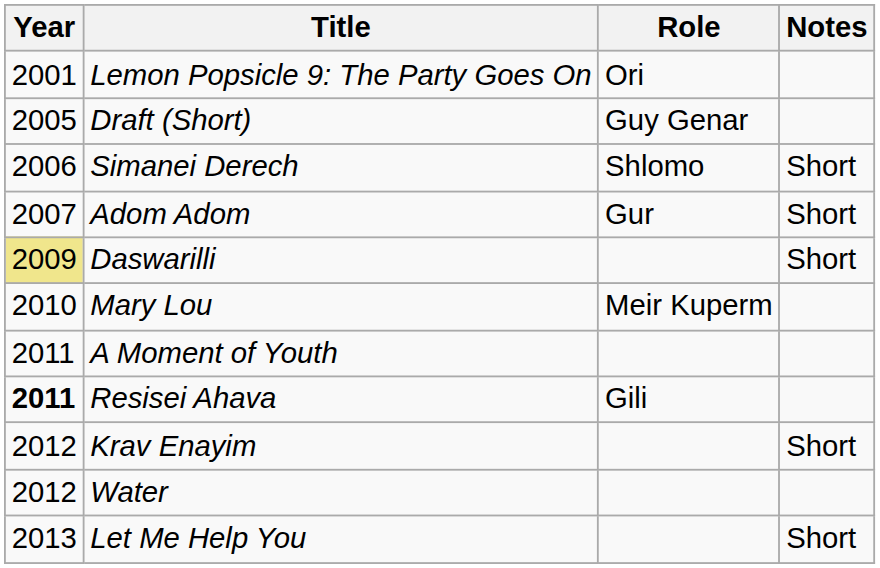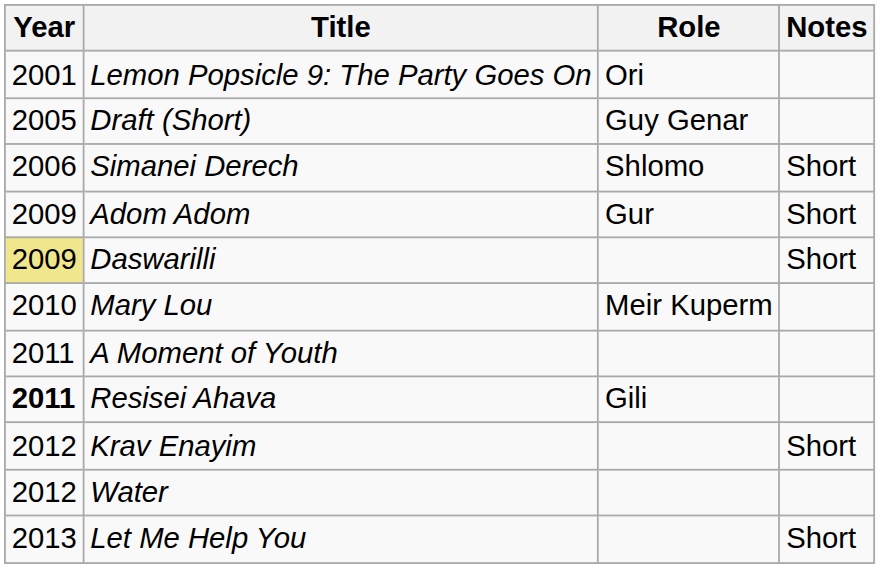(44, 213) 2007 -> (44, 213) 2009
